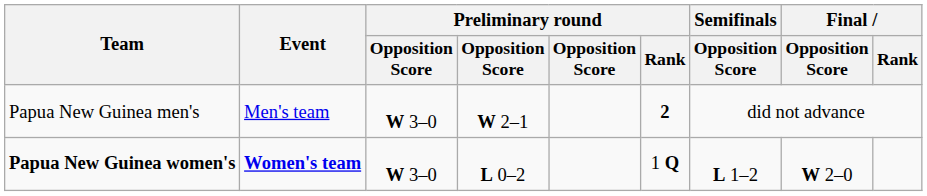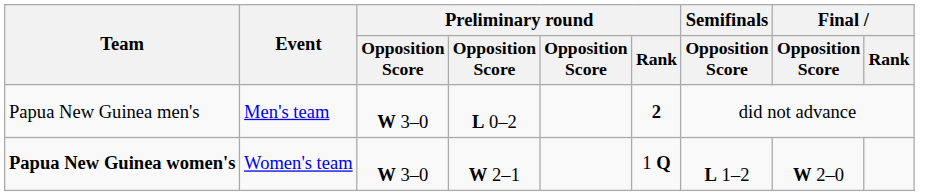(503, 122) W 2–1 -> (494, 122) L 0–2
(303, 164) bold -> (298, 164) normal
(503, 174) L 0–2 -> (494, 174) W 2–1
